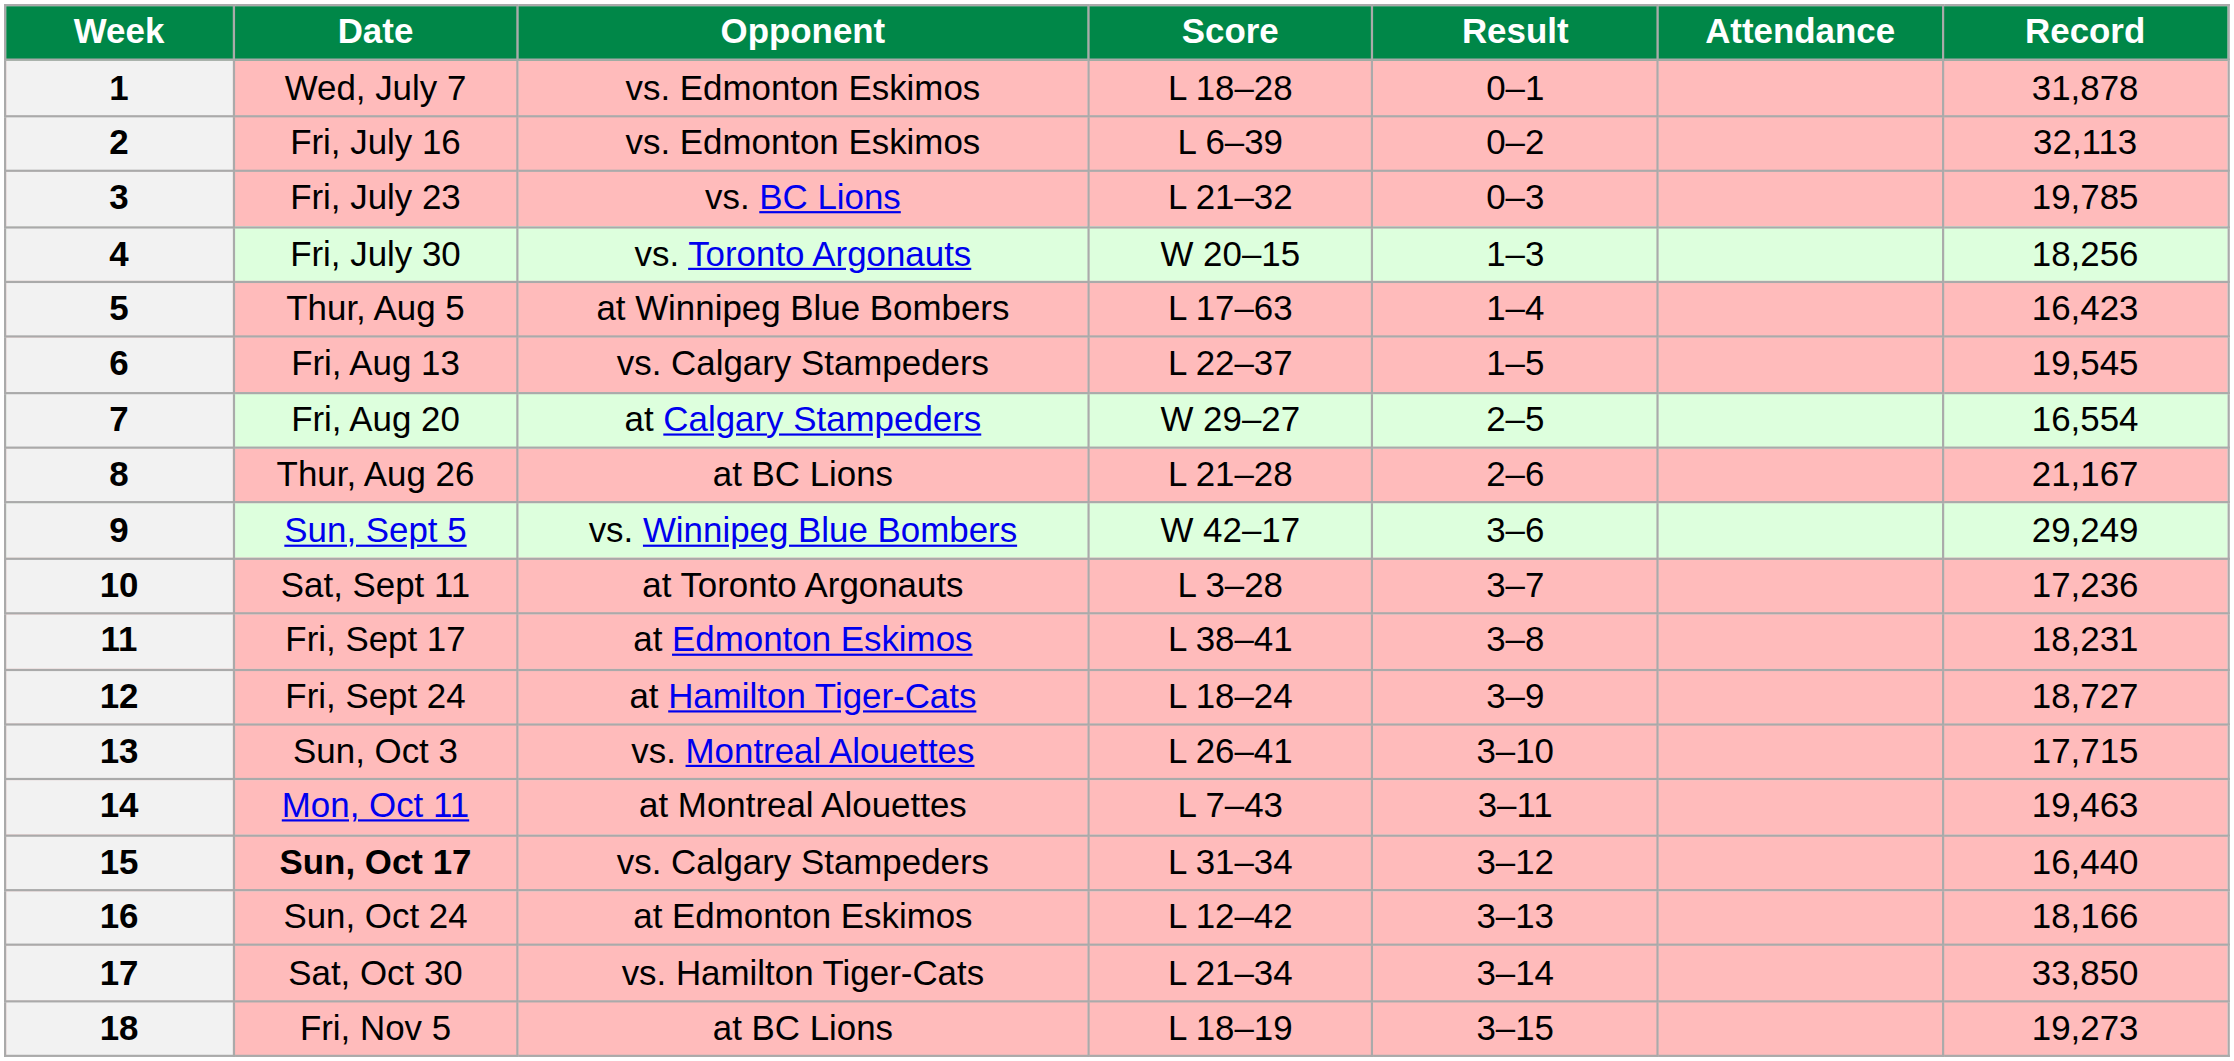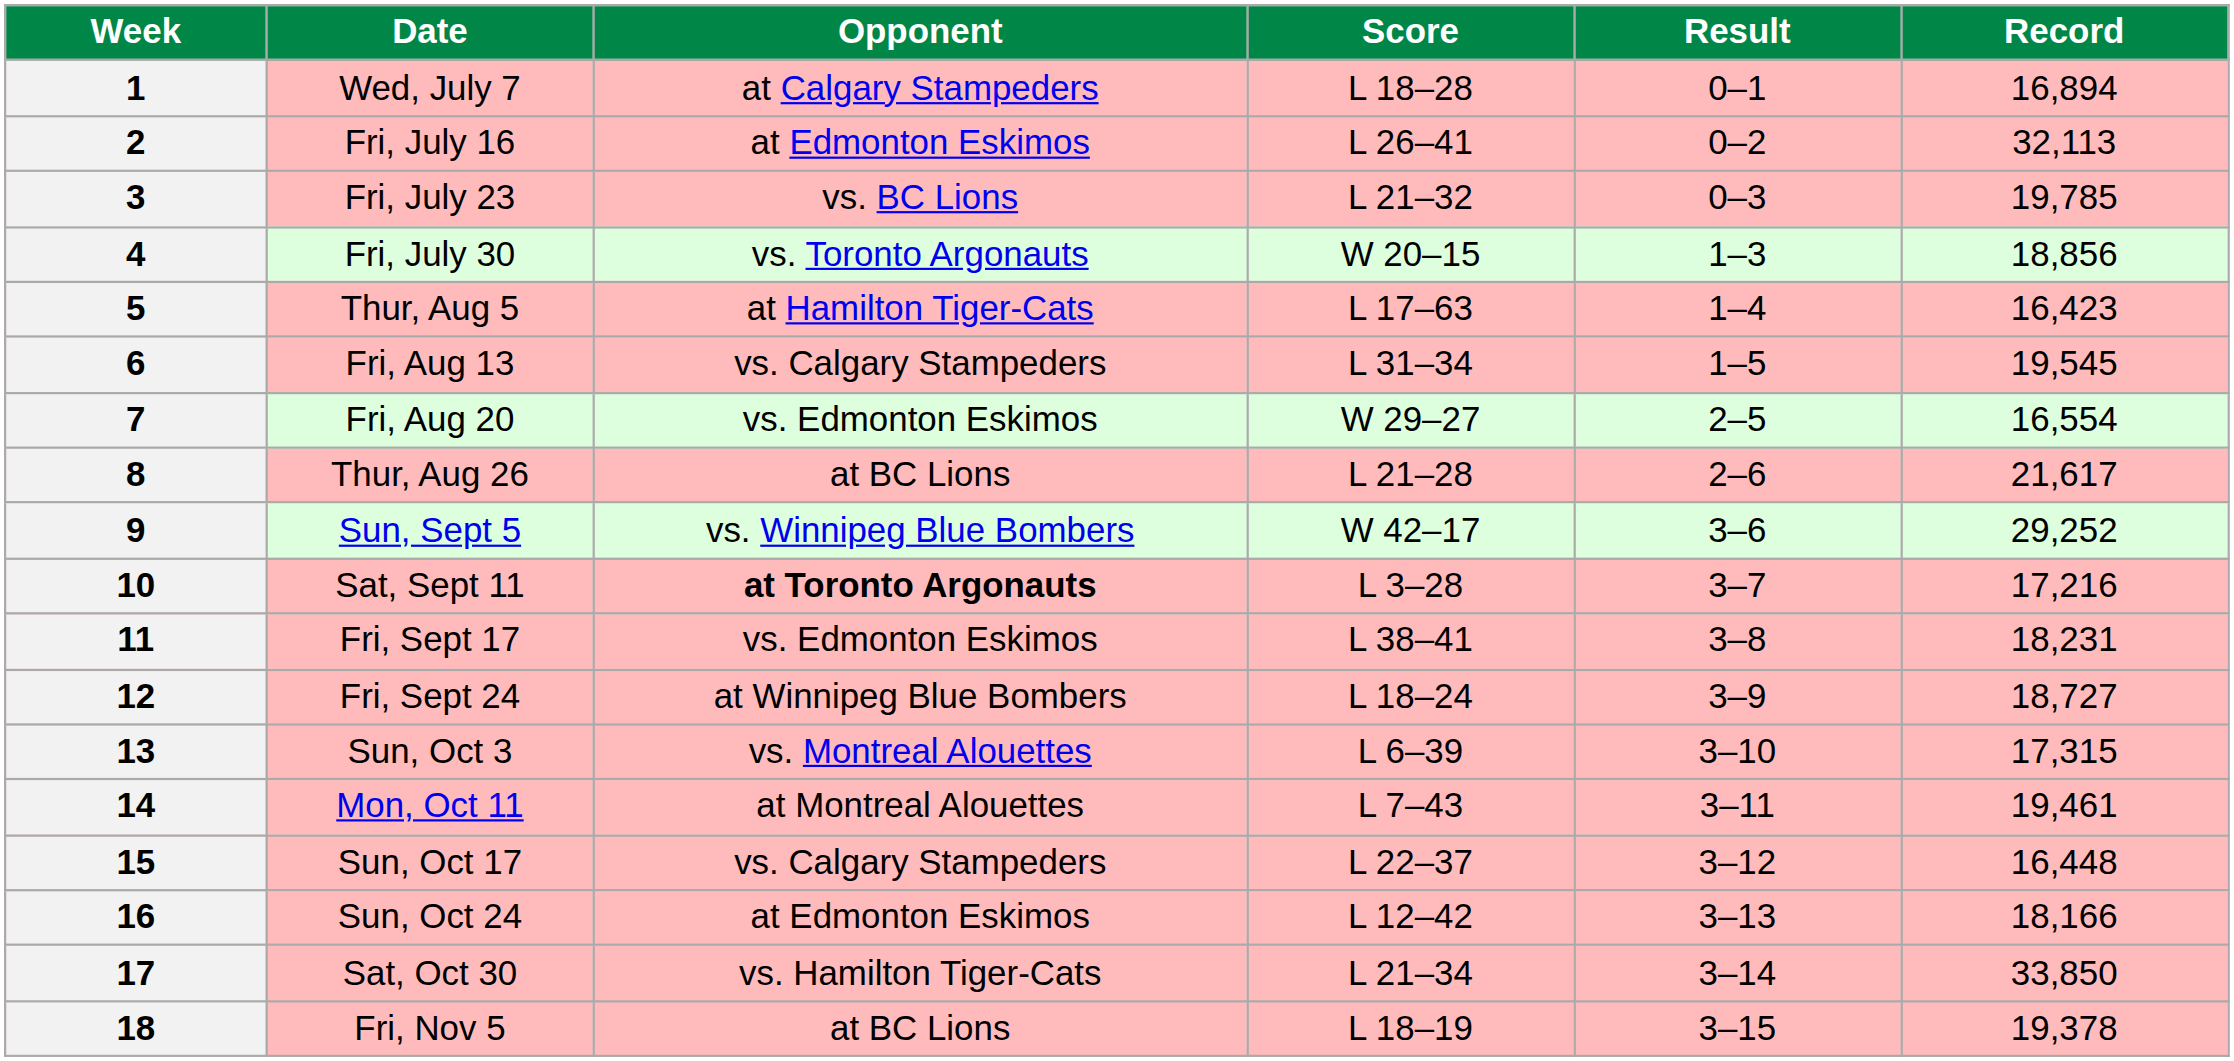- column: (1800, 32)
(803, 87) vs. Edmonton Eskimos -> (920, 87) at Calgary Stampeders
(2085, 87) 31,878 -> (2064, 87) 16,894
(803, 142) vs. Edmonton Eskimos -> (920, 142) at Edmonton Eskimos
(1230, 142) L 6–39 -> (1410, 142) L 26–41
(2085, 253) 18,256 -> (2064, 253) 18,856
(803, 308) at Winnipeg Blue Bombers -> (920, 308) at Hamilton Tiger-Cats
(1230, 364) L 22–37 -> (1410, 364) L 31–34
(803, 419) at Calgary Stampeders -> (920, 419) vs. Edmonton Eskimos
(2085, 474) 21,167 -> (2064, 474) 21,617
(2085, 530) 29,249 -> (2064, 530) 29,252
(803, 585) normal -> (920, 585) bold
(2085, 585) 17,236 -> (2064, 585) 17,216
(803, 640) at Edmonton Eskimos -> (920, 640) vs. Edmonton Eskimos
(803, 695) at Hamilton Tiger-Cats -> (920, 695) at Winnipeg Blue Bombers
(1230, 751) L 26–41 -> (1410, 751) L 6–39
(2085, 751) 17,715 -> (2064, 751) 17,315
(2085, 806) 19,463 -> (2064, 806) 19,461
(375, 861) bold -> (430, 861) normal
(1230, 861) L 31–34 -> (1410, 861) L 22–37
(2085, 861) 16,440 -> (2064, 861) 16,448
(2085, 1027) 19,273 -> (2064, 1027) 19,378
